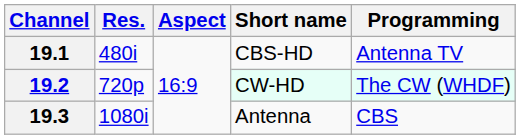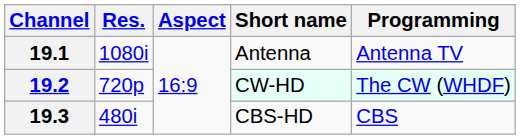(118, 52) 480i -> (124, 52) 1080i
(274, 52) CBS-HD -> (273, 52) Antenna
(124, 117) 1080i -> (118, 117) 480i
(273, 117) Antenna -> (274, 117) CBS-HD
